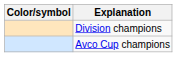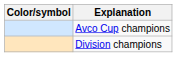rows swapped: (123, 44) <-> (119, 28)
